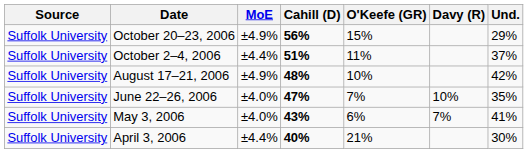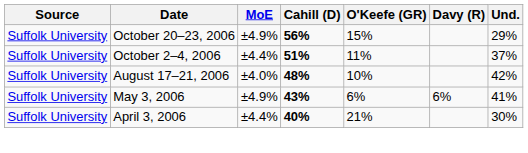(259, 76) ±4.9% -> (259, 76) ±4.0%
- row: (165, 96)
(259, 117) ±4.0% -> (259, 96) ±4.9%
(442, 117) 7% -> (442, 96) 6%
